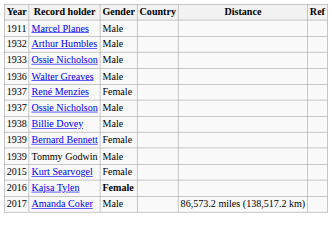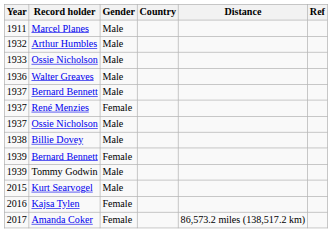+ row: (17, 92)
(117, 172) Female -> (113, 188) Male
(118, 188) bold -> (117, 204) normal
(113, 204) Male -> (117, 220) Female
